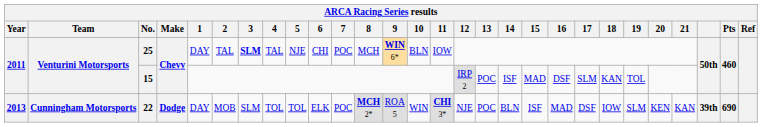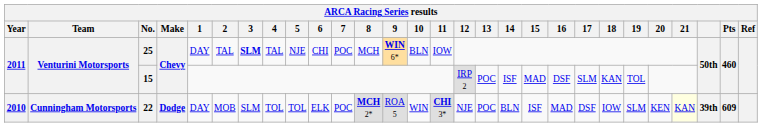(16, 108) 2013 -> (16, 108) 2010
(685, 108) no background -> (685, 108) lightyellow background
(729, 108) 690 -> (729, 108) 609
